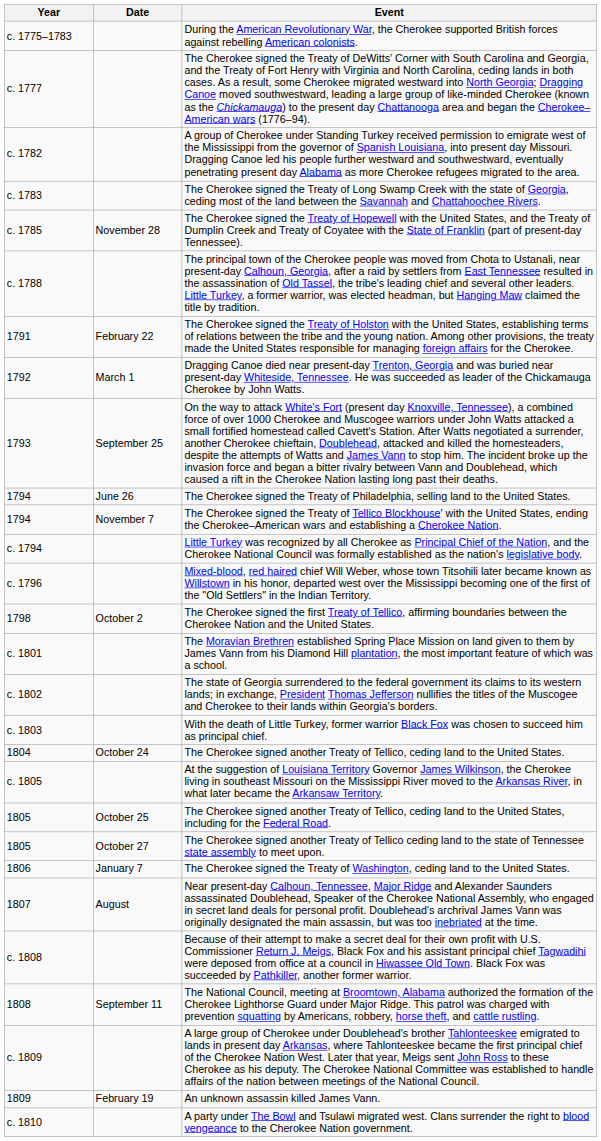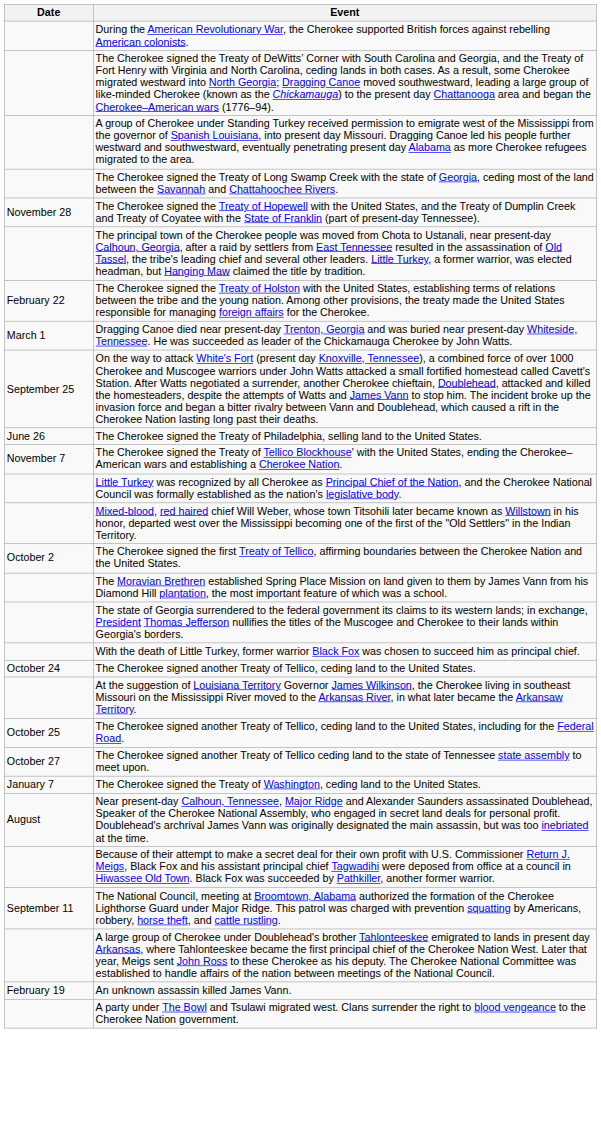- column: (49, 13)
